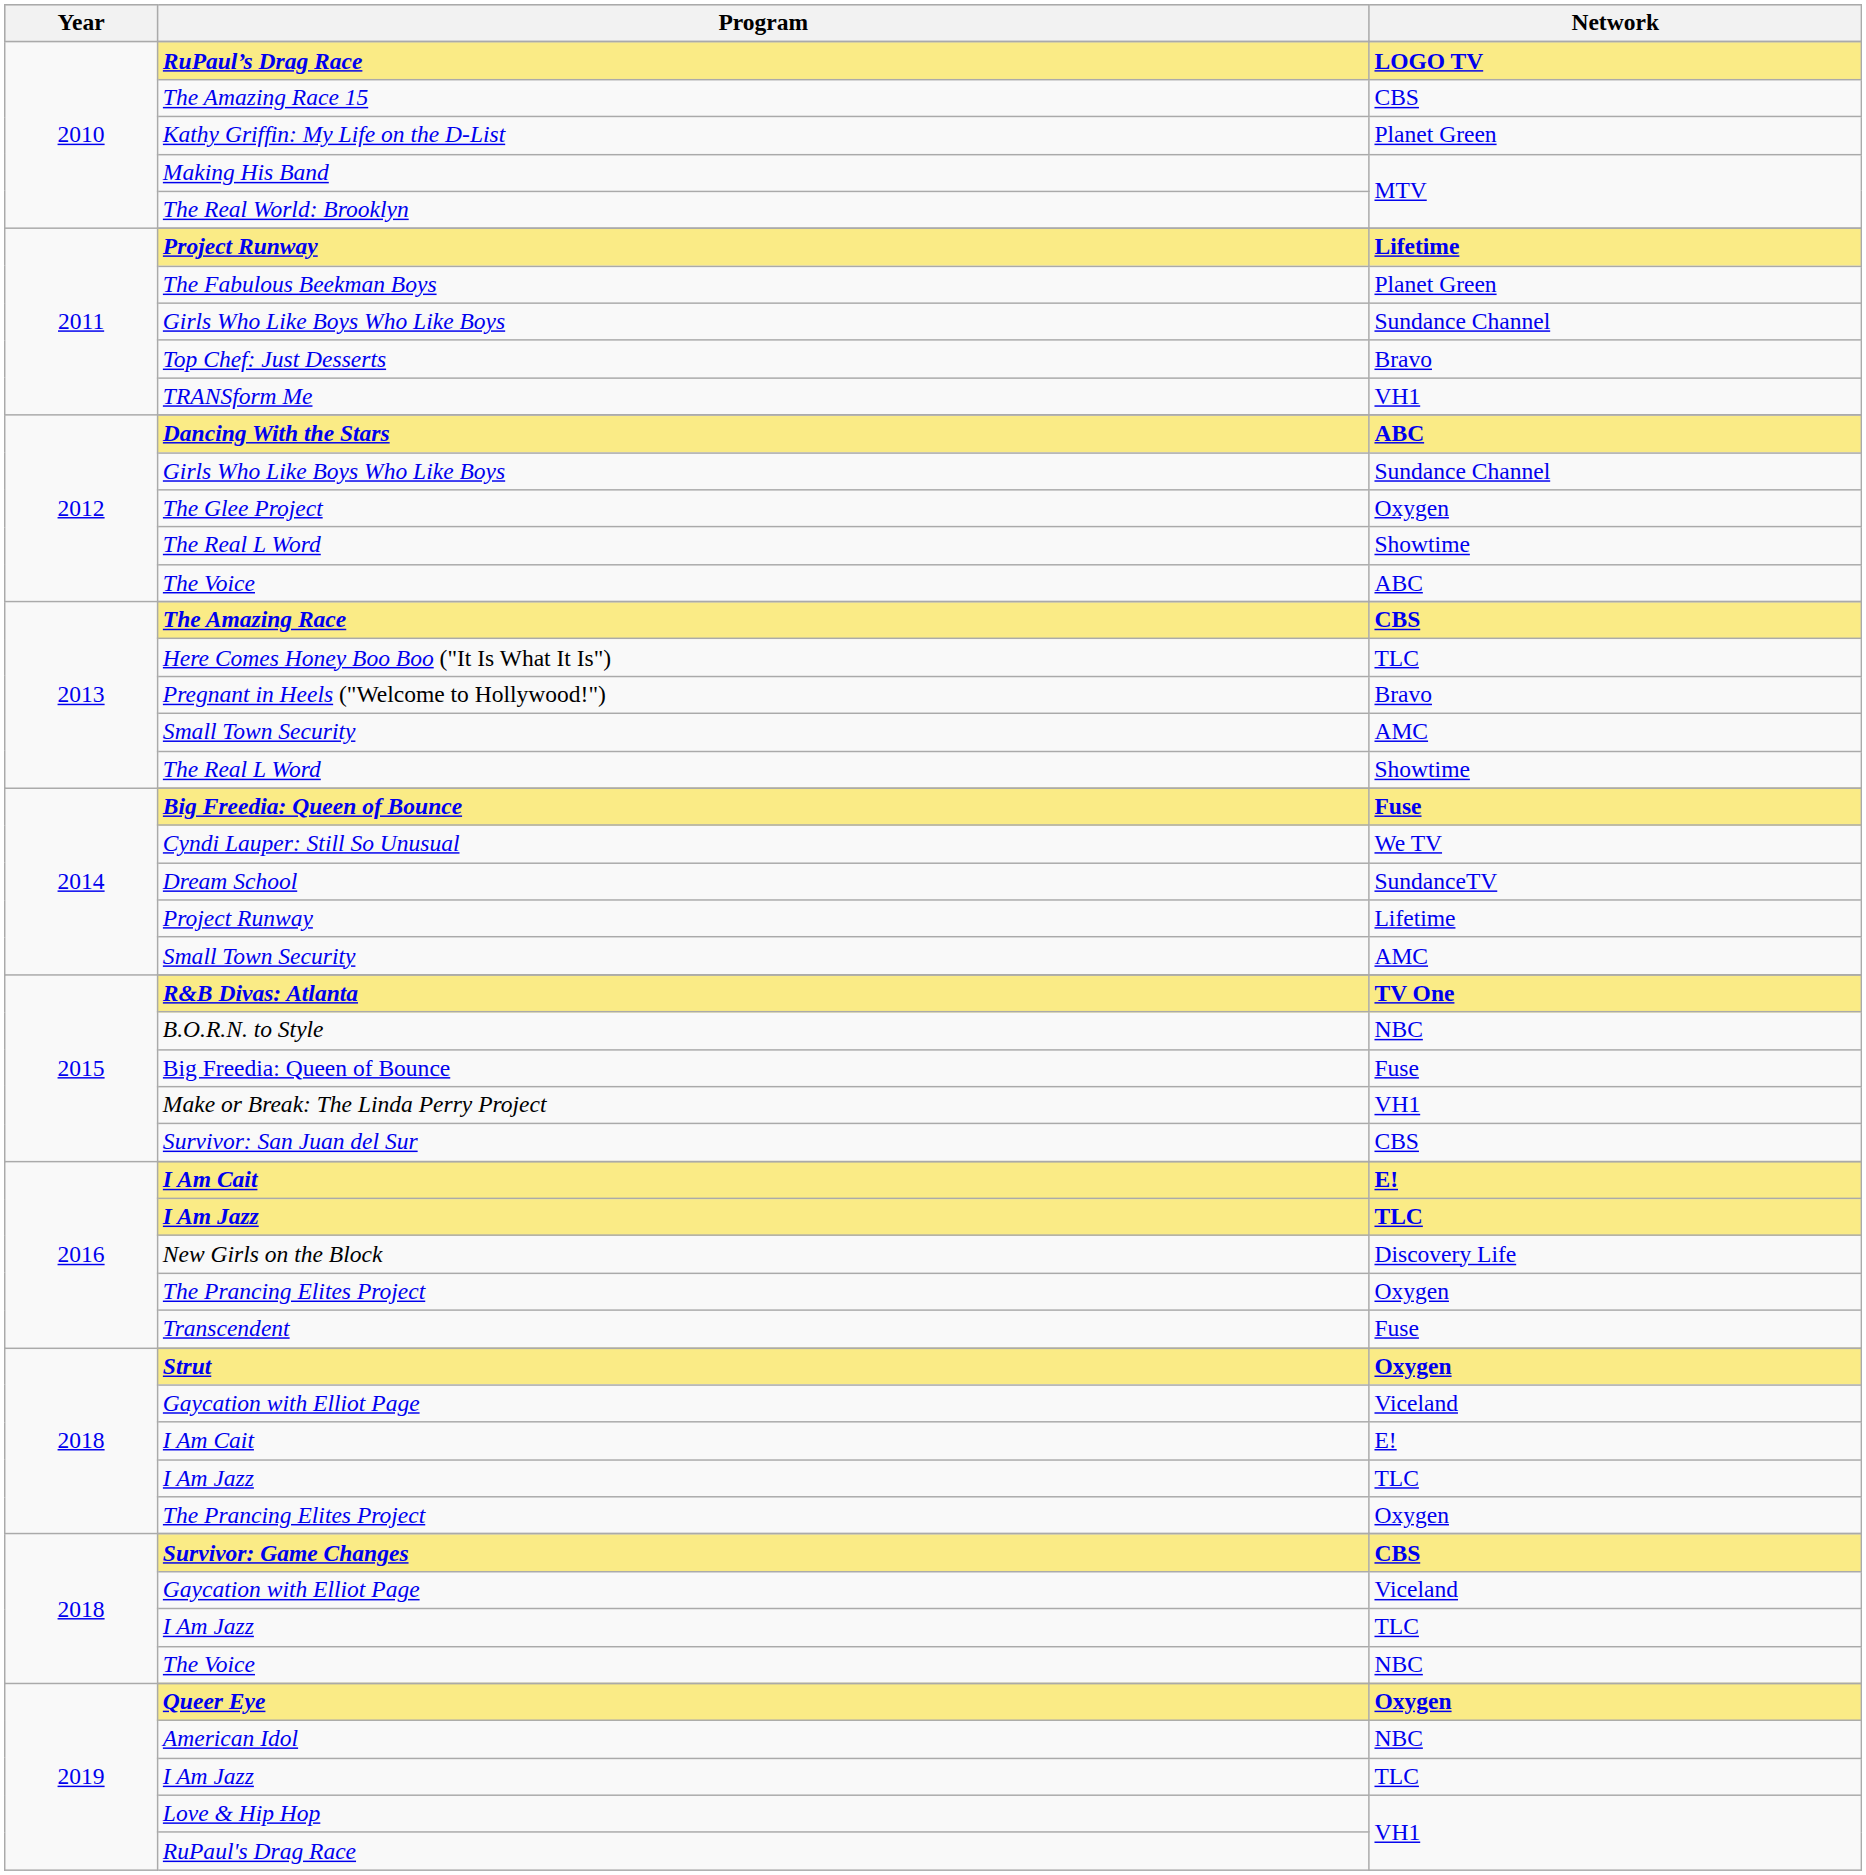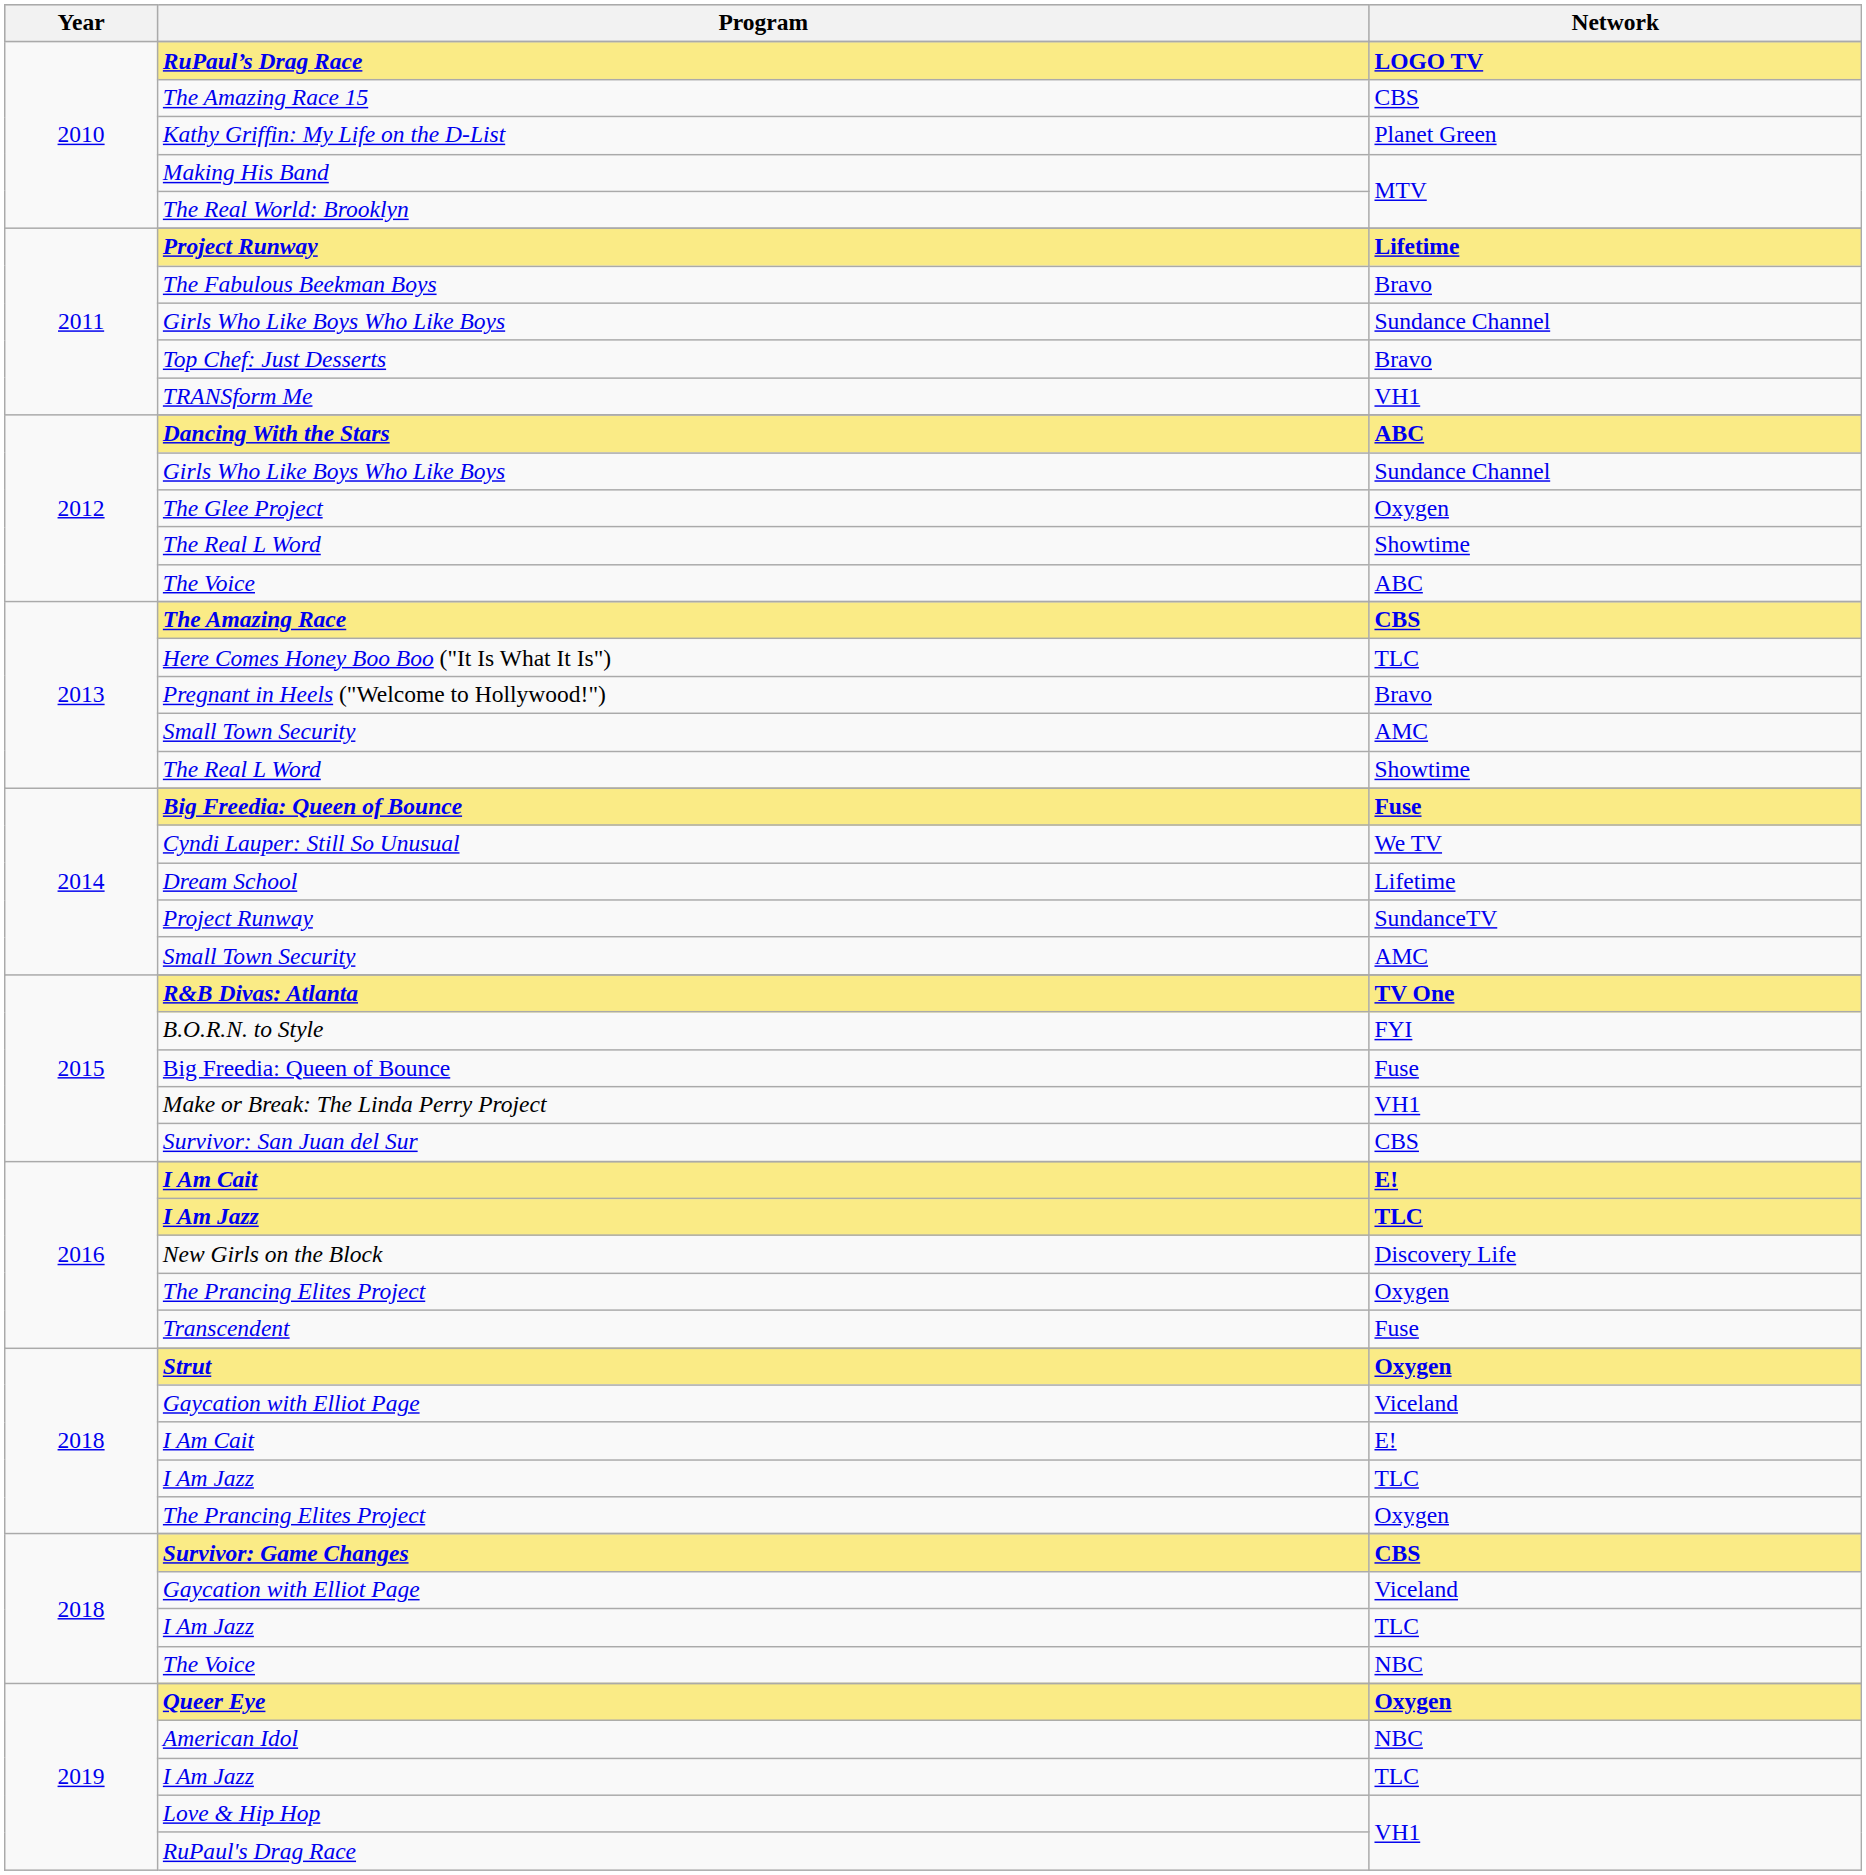(1436, 284) Planet Green -> (1403, 284) Bravo
(1436, 881) SundanceTV -> (1415, 881) Lifetime
(1415, 918) Lifetime -> (1436, 918) SundanceTV
(1399, 1030) NBC -> (1393, 1030) FYI
